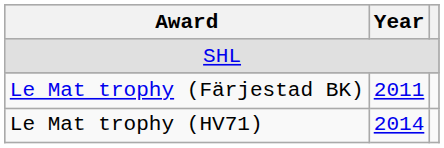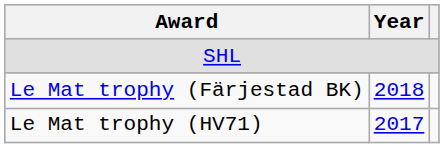(399, 91) 2011 -> (399, 91) 2018
(399, 125) 2014 -> (399, 125) 2017
